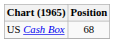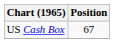(89, 30) 68 -> (89, 30) 67
